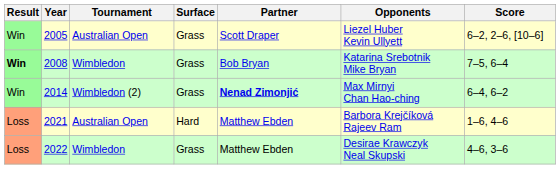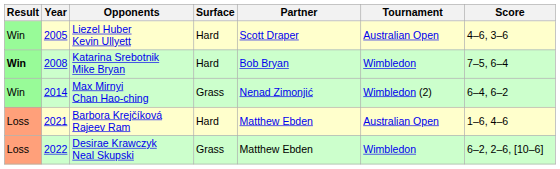columns swapped: (122, 12) <-> (403, 12)
(190, 35) Grass -> (207, 35) Hard
(505, 35) 6–2, 2–6, [10–6] -> (488, 35) 4–6, 3–6
(190, 64) Grass -> (207, 64) Hard
(259, 92) bold -> (276, 92) normal
(488, 150) 4–6, 3–6 -> (505, 150) 6–2, 2–6, [10–6]
